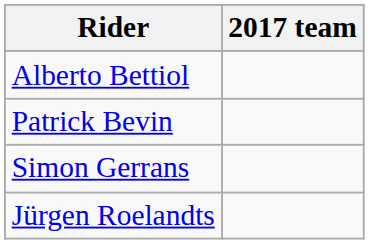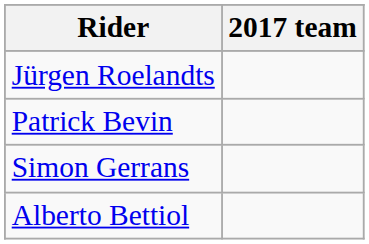rows swapped: (100, 74) <-> (113, 214)
